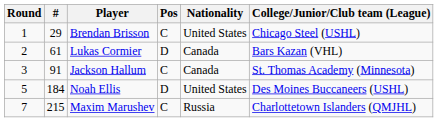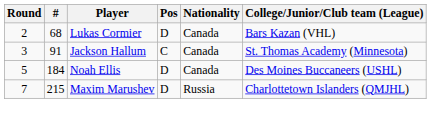- row: (110, 32)
(56, 51) 61 -> (56, 32) 68
(215, 88) United States -> (201, 70) Canada
(164, 107) C -> (164, 88) D
